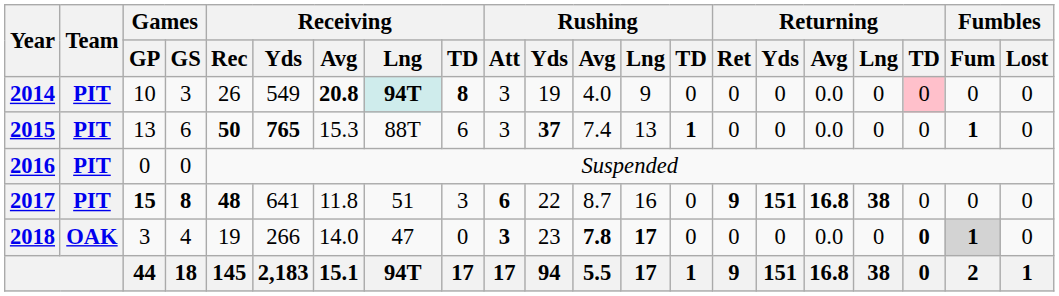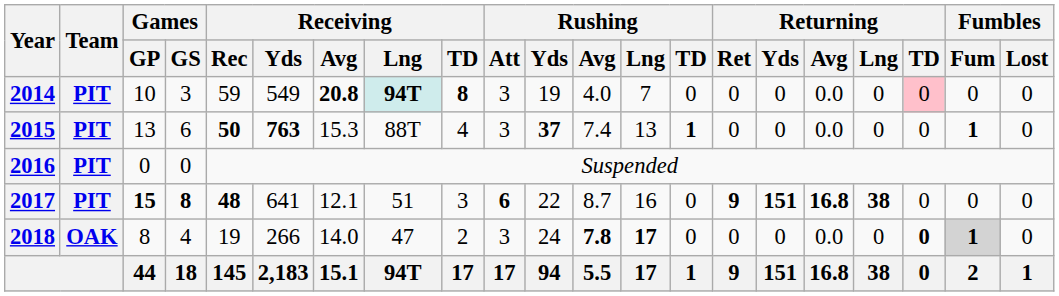(229, 93) 26 -> (229, 93) 59
(645, 93) 9 -> (645, 93) 7
(283, 129) 765 -> (283, 129) 763
(463, 129) 6 -> (463, 129) 4
(339, 201) 11.8 -> (339, 201) 12.1
(145, 237) 3 -> (145, 237) 8
(463, 237) 0 -> (463, 237) 2
(504, 237) bold -> (504, 237) normal
(549, 237) 23 -> (549, 237) 24
